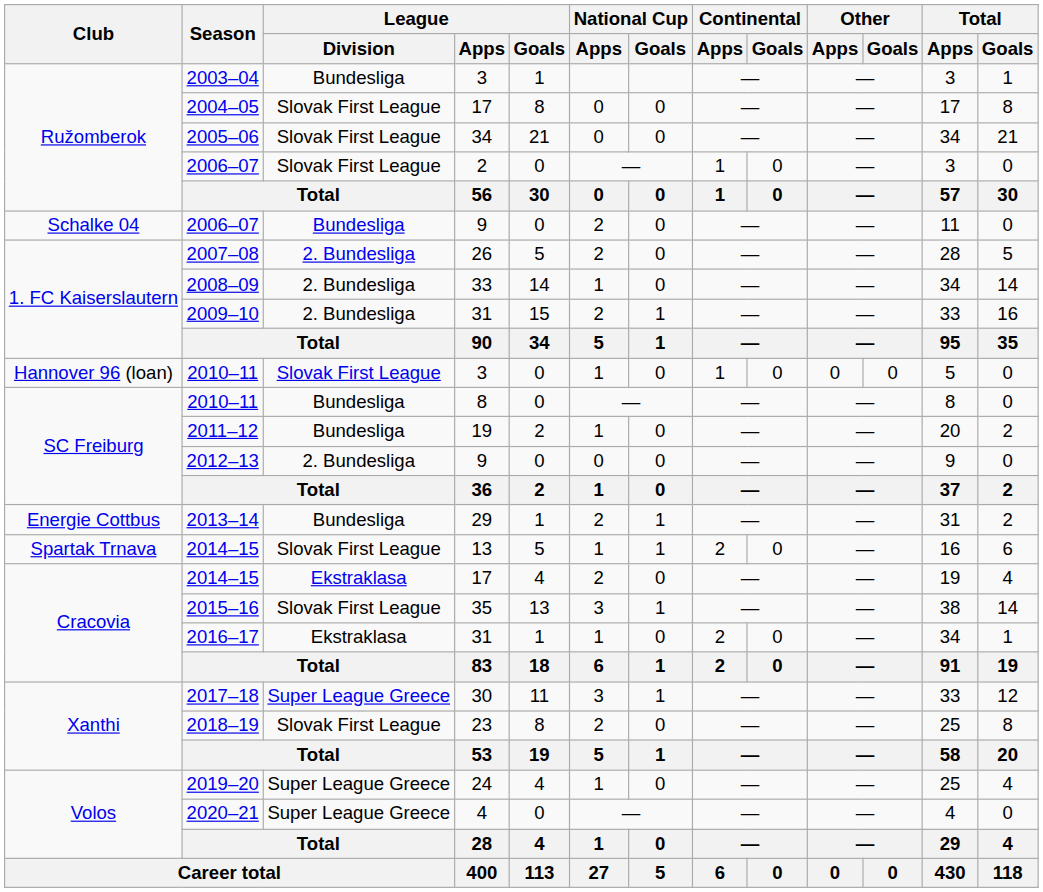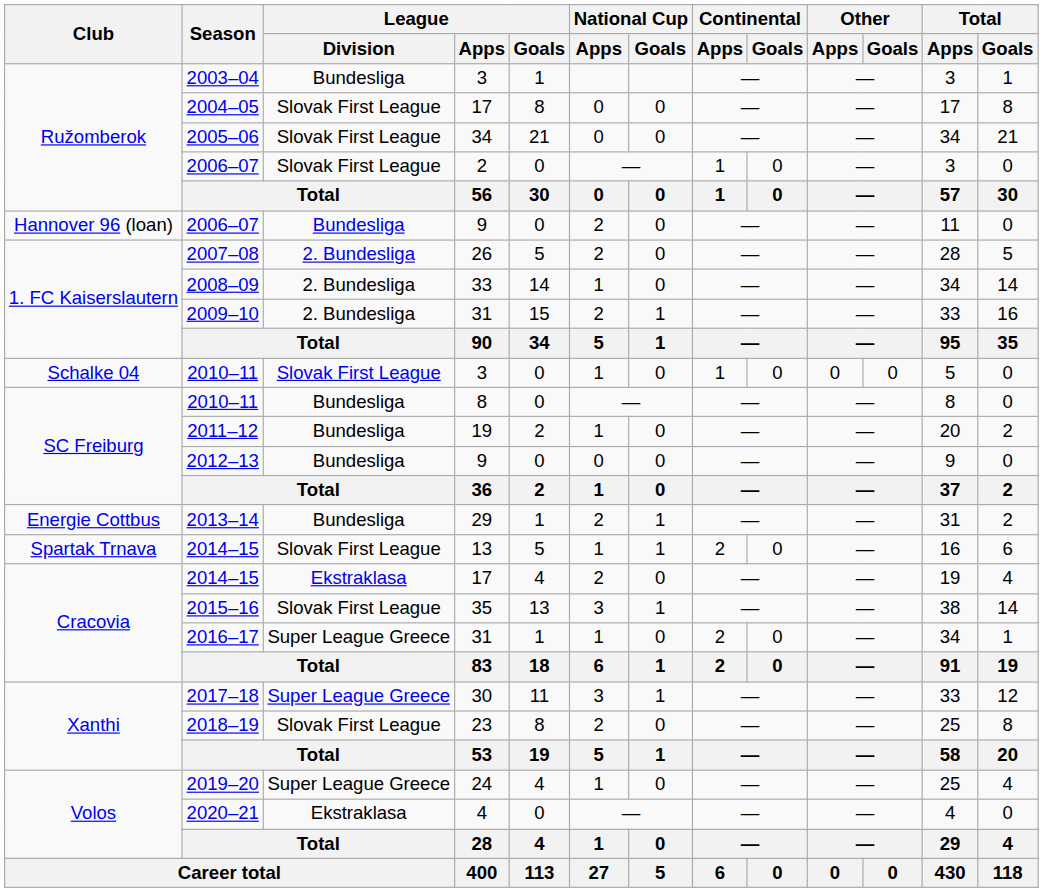(93, 225) Schalke 04 -> (93, 225) Hannover 96 (loan)
(93, 372) Hannover 96 (loan) -> (93, 372) Schalke 04
(359, 460) 2. Bundesliga -> (359, 460) Bundesliga
(359, 637) Ekstraklasa -> (359, 637) Super League Greece
(359, 813) Super League Greece -> (359, 813) Ekstraklasa
